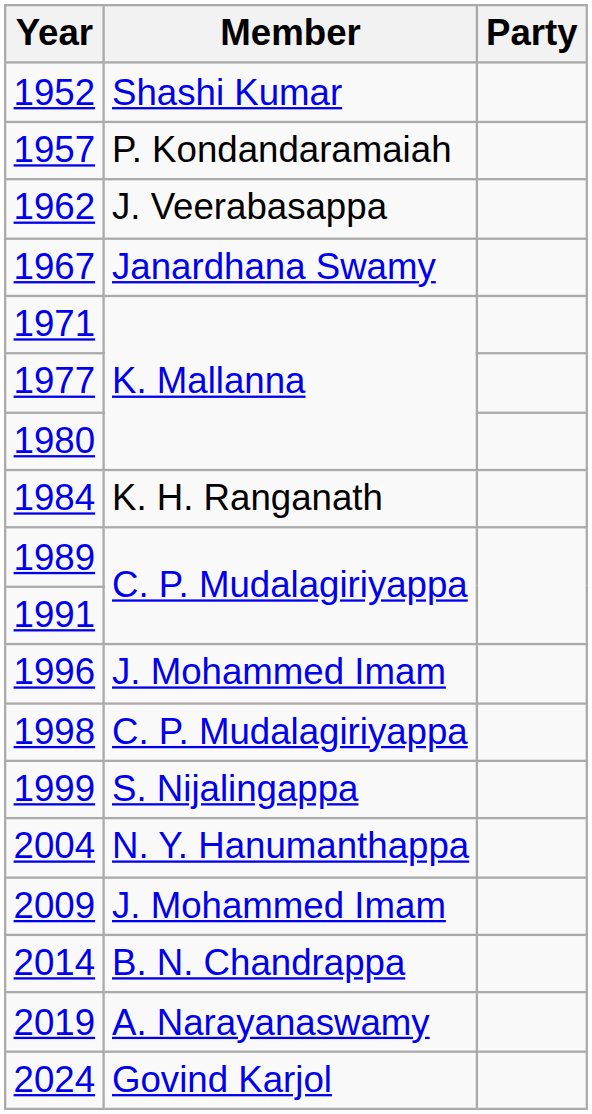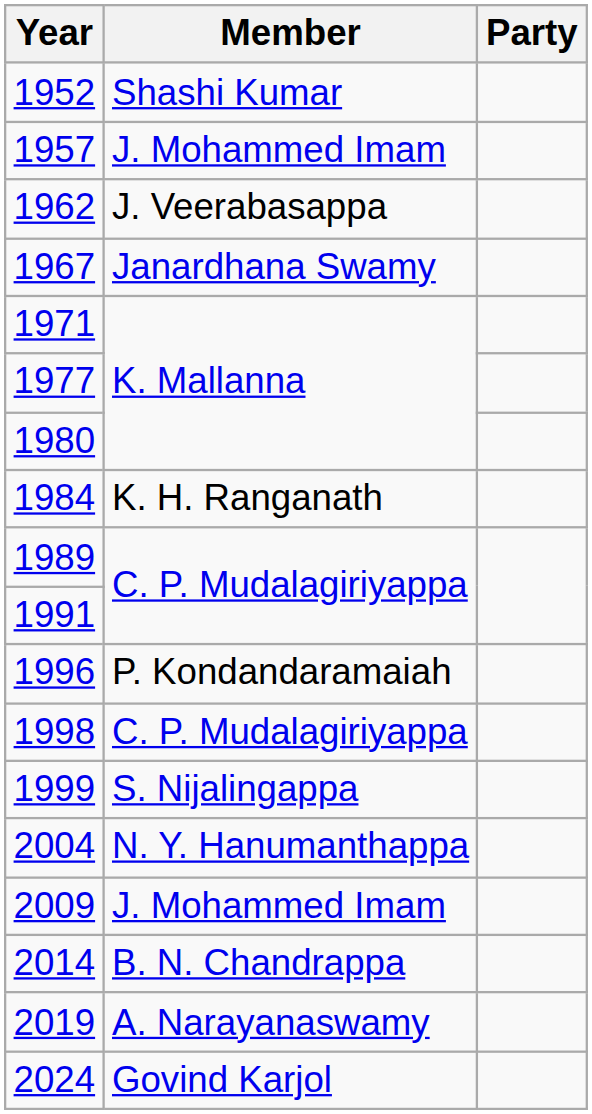(282, 149) P. Kondandaramaiah -> (279, 149) J. Mohammed Imam
(279, 672) J. Mohammed Imam -> (282, 672) P. Kondandaramaiah
